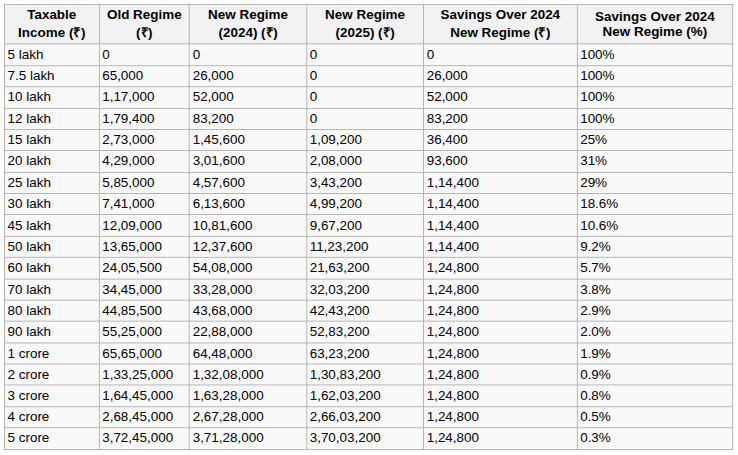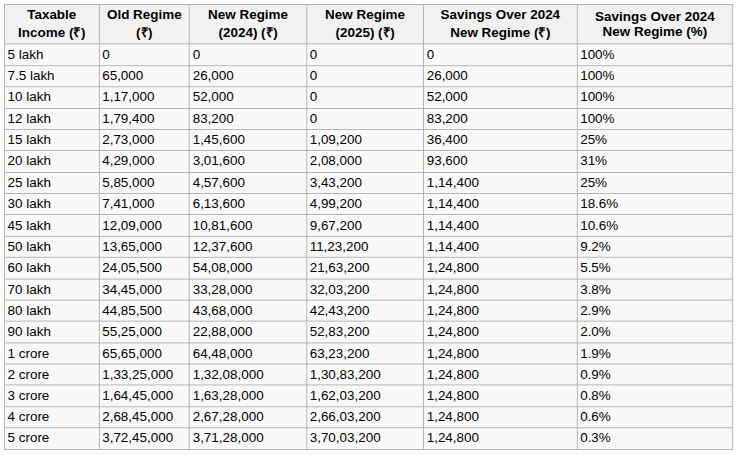(594, 182) 29% -> (594, 182) 25%
(595, 268) 5.7% -> (595, 268) 5.5%
(595, 417) 0.5% -> (595, 417) 0.6%
